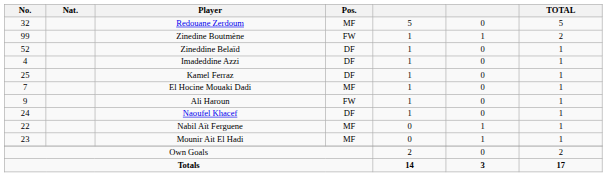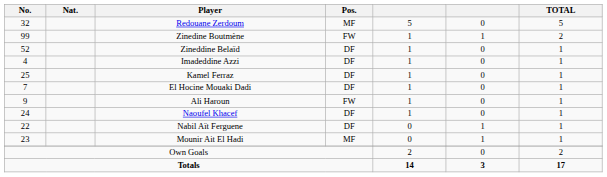(349, 87) MF -> (349, 87) DF
(349, 126) MF -> (349, 126) DF
